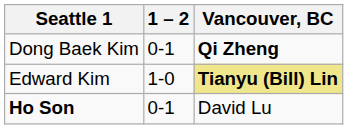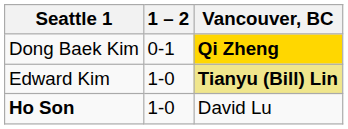(238, 49) no background -> (238, 49) gold background
(161, 108) 0-1 -> (161, 108) 1-0
